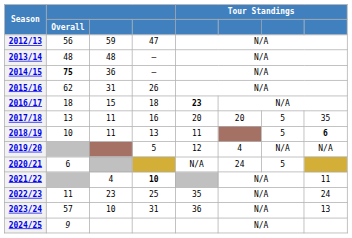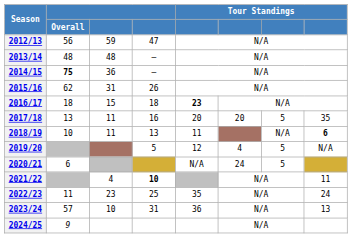(283, 134) 5 -> (283, 134) N/A
(283, 149) N/A -> (283, 149) 5
